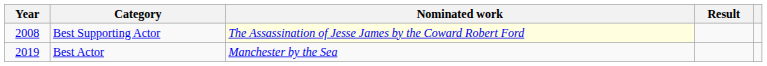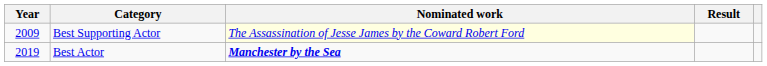(27, 33) 2008 -> (27, 33) 2009
(283, 52) normal -> (285, 52) bold
